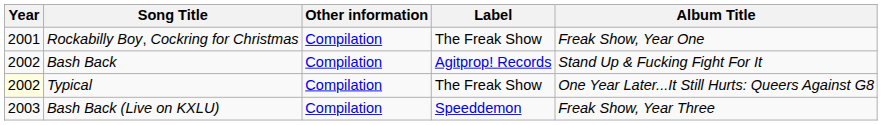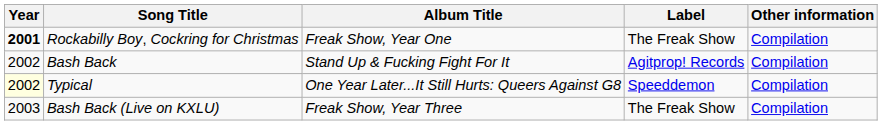columns swapped: (716, 16) <-> (367, 16)
(24, 39) normal -> (24, 39) bold
(488, 85) The Freak Show -> (671, 85) Speeddemon
(478, 108) Speeddemon -> (681, 108) The Freak Show
